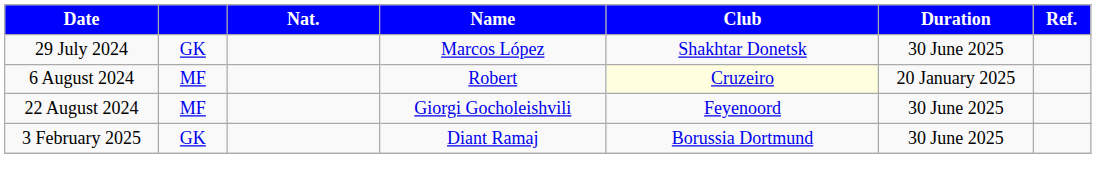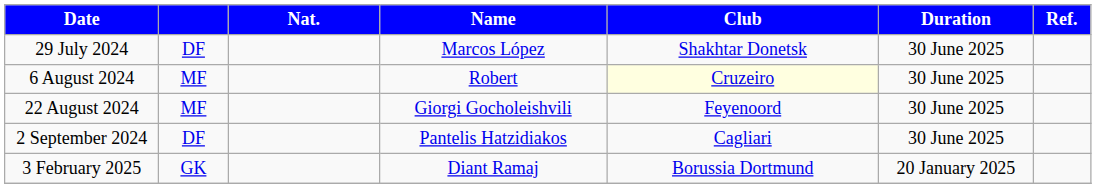(193, 49) GK -> (193, 49) DF
(956, 79) 20 January 2025 -> (956, 79) 30 June 2025
+ row: (82, 138)
(956, 138) 30 June 2025 -> (956, 168) 20 January 2025
